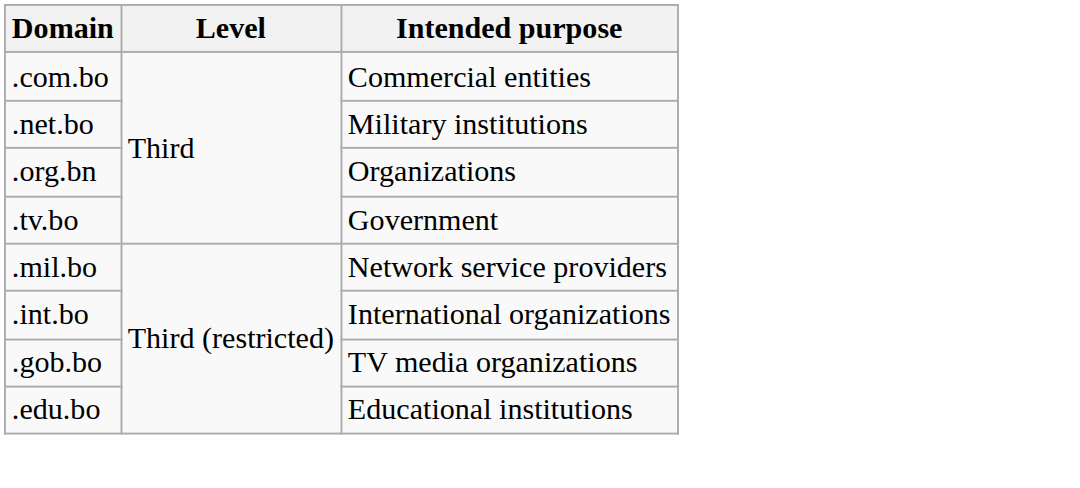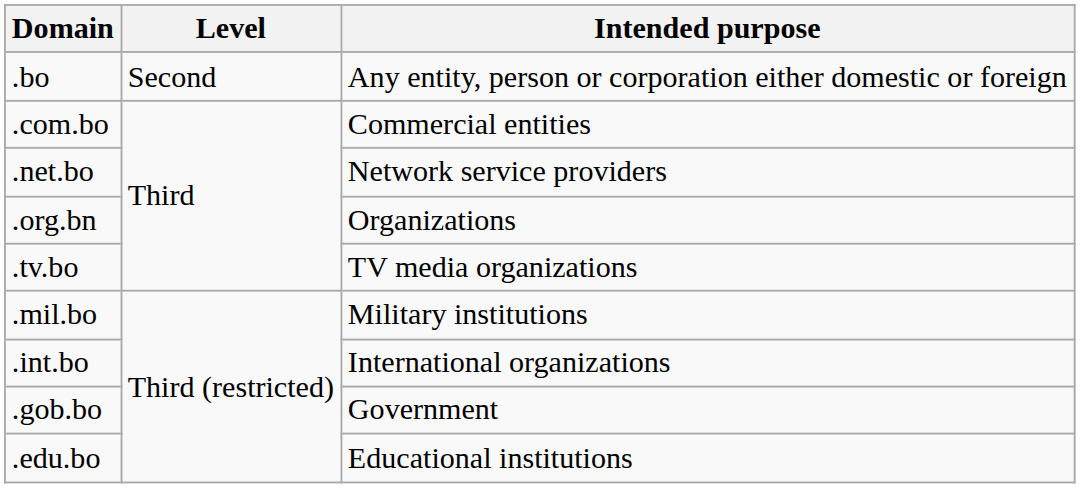+ row: (31, 76)
(468, 123) Military institutions -> (507, 171) Network service providers
(423, 219) Government -> (493, 266) TV media organizations
(507, 266) Network service providers -> (468, 314) Military institutions
(493, 362) TV media organizations -> (423, 409) Government
